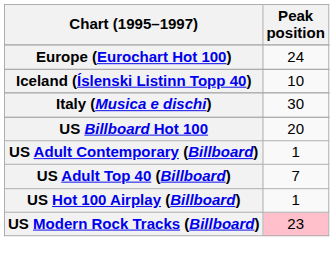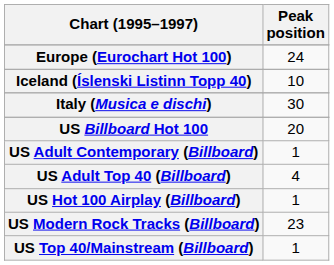(296, 176) 7 -> (296, 176) 4
(296, 224) pink background -> (296, 224) no background
+ row: (134, 248)
